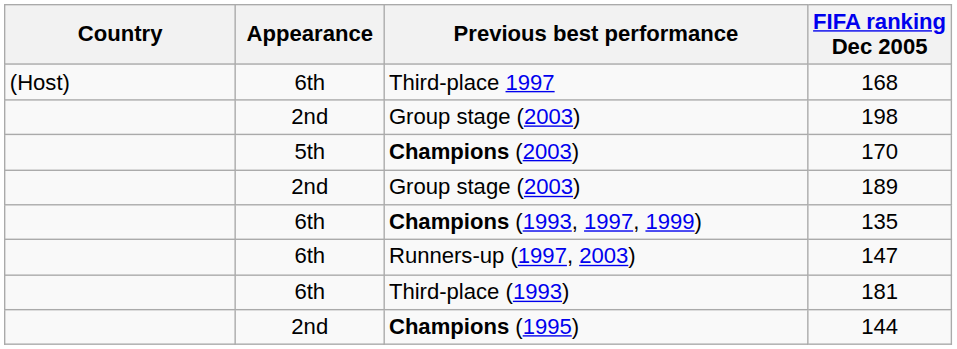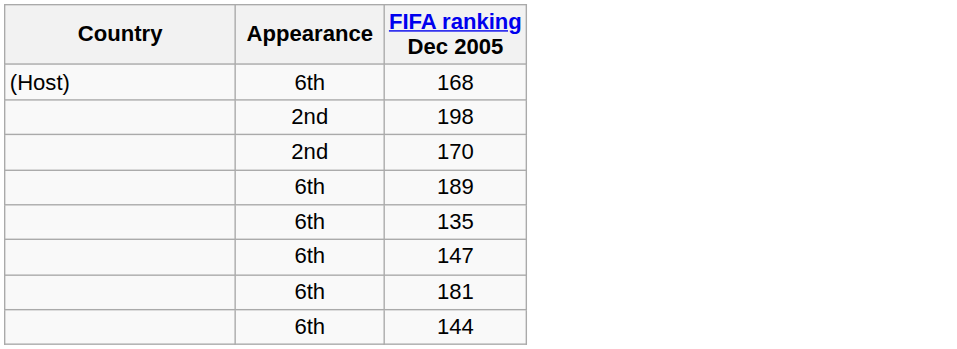- column: (596, 34)
(310, 151) 5th -> (310, 151) 2nd
(310, 186) 2nd -> (310, 186) 6th
(310, 326) 2nd -> (310, 326) 6th
